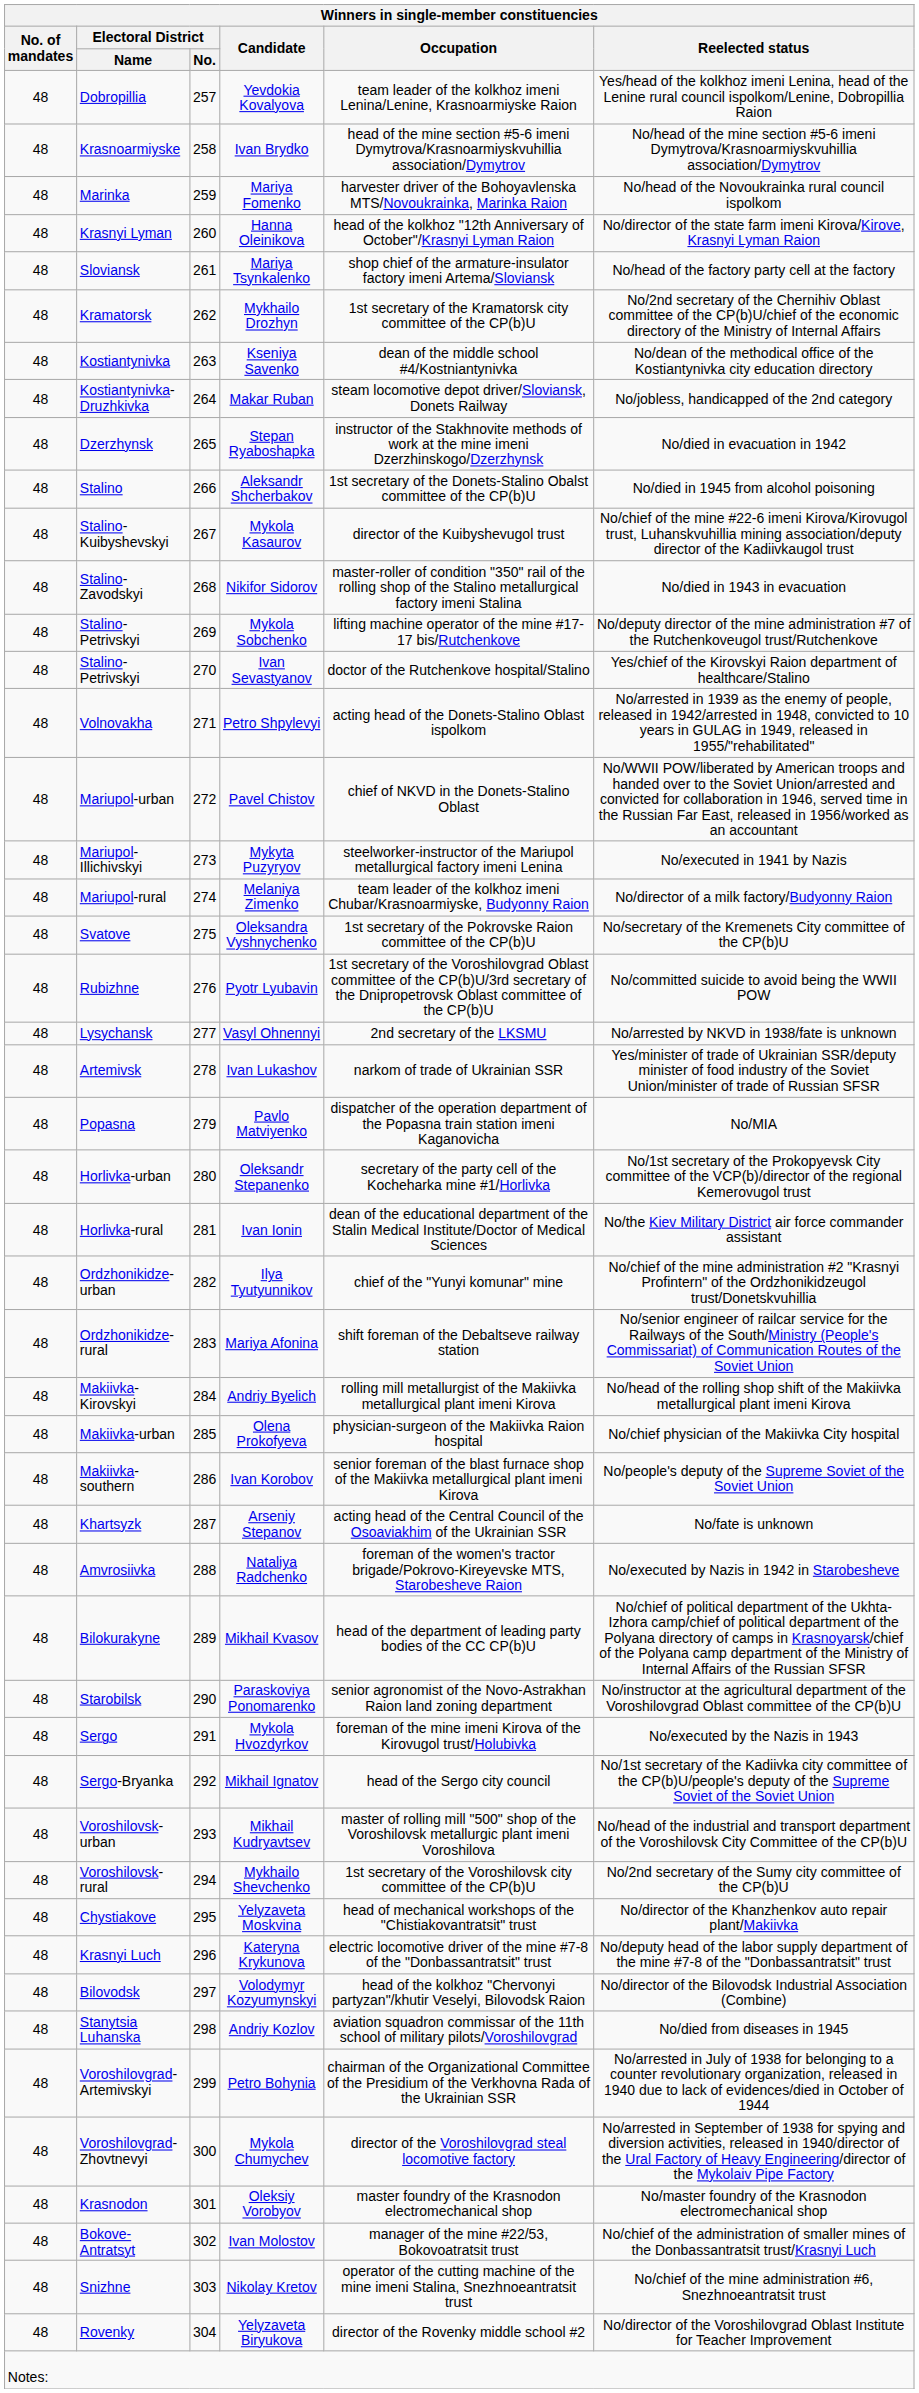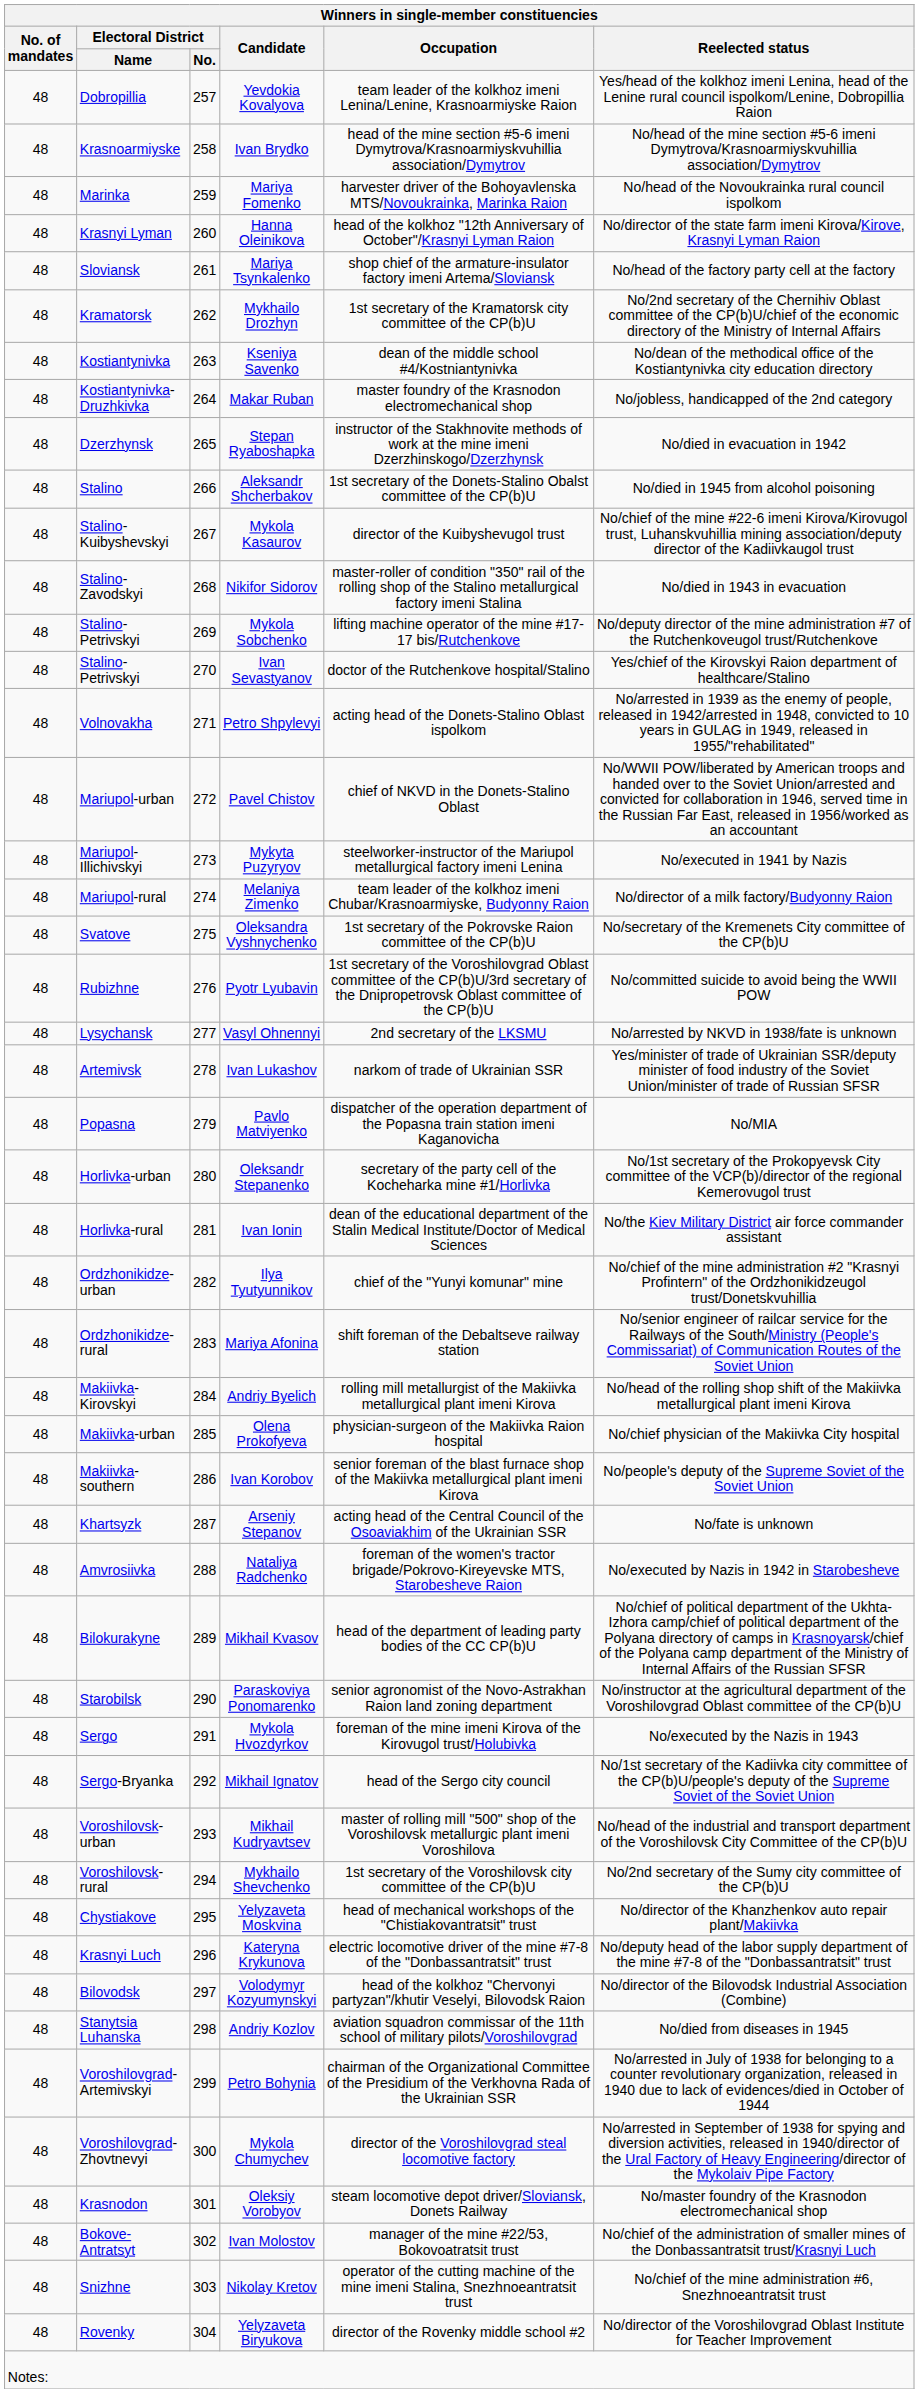(459, 398) steam locomotive depot driver/Sloviansk, Donets Railway -> (459, 398) master foundry of the Krasnodon electromechanical shop
(459, 2204) master foundry of the Krasnodon electromechanical shop -> (459, 2204) steam locomotive depot driver/Sloviansk, Donets Railway
